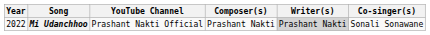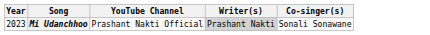- column: (241, 11)
(16, 24) 2022 -> (16, 24) 2023
